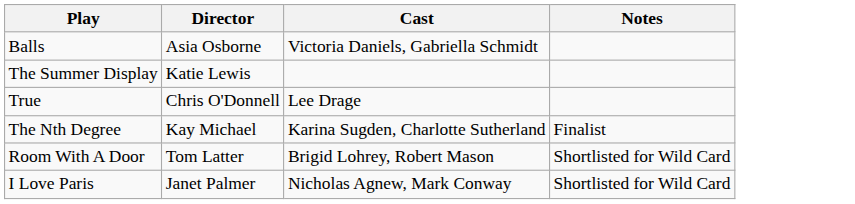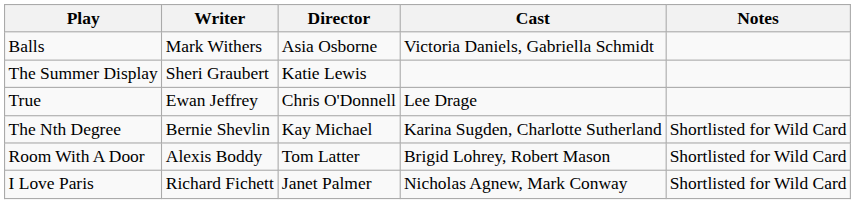+ column: (220, 18)
(580, 128) Finalist -> (758, 128) Shortlisted for Wild Card
